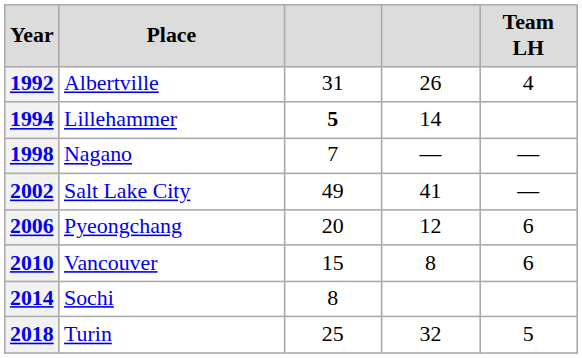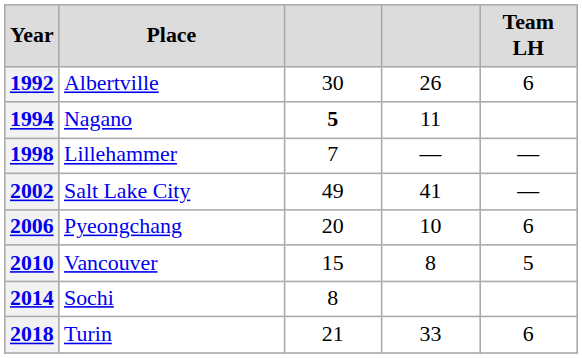(333, 83) 31 -> (333, 83) 30
(528, 83) 4 -> (528, 83) 6
(120, 119) Lillehammer -> (98, 119) Nagano
(431, 119) 14 -> (431, 119) 11
(98, 154) Nagano -> (120, 154) Lillehammer
(431, 226) 12 -> (431, 226) 10
(528, 262) 6 -> (528, 262) 5
(333, 333) 25 -> (333, 333) 21
(431, 333) 32 -> (431, 333) 33
(528, 333) 5 -> (528, 333) 6
